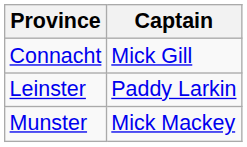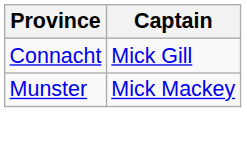- row: (48, 89)
